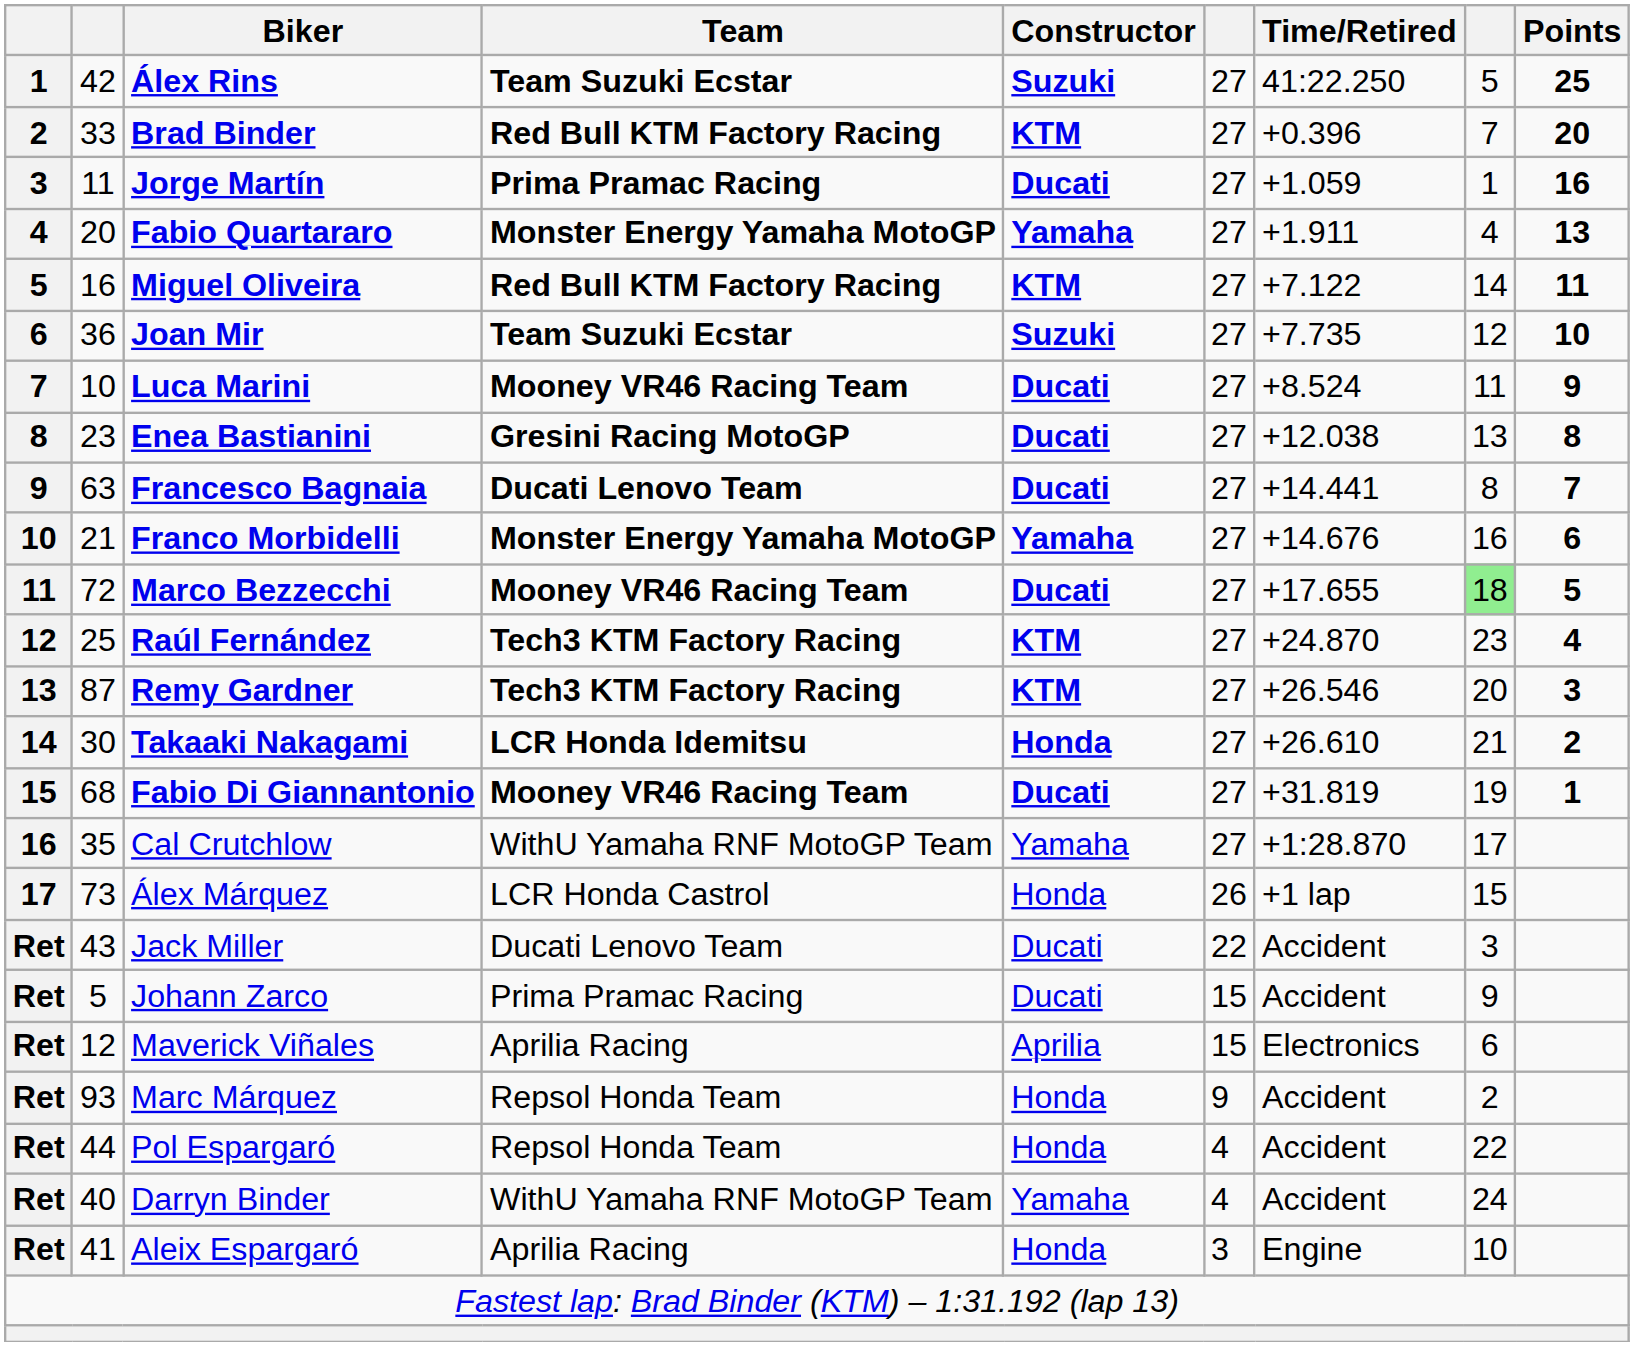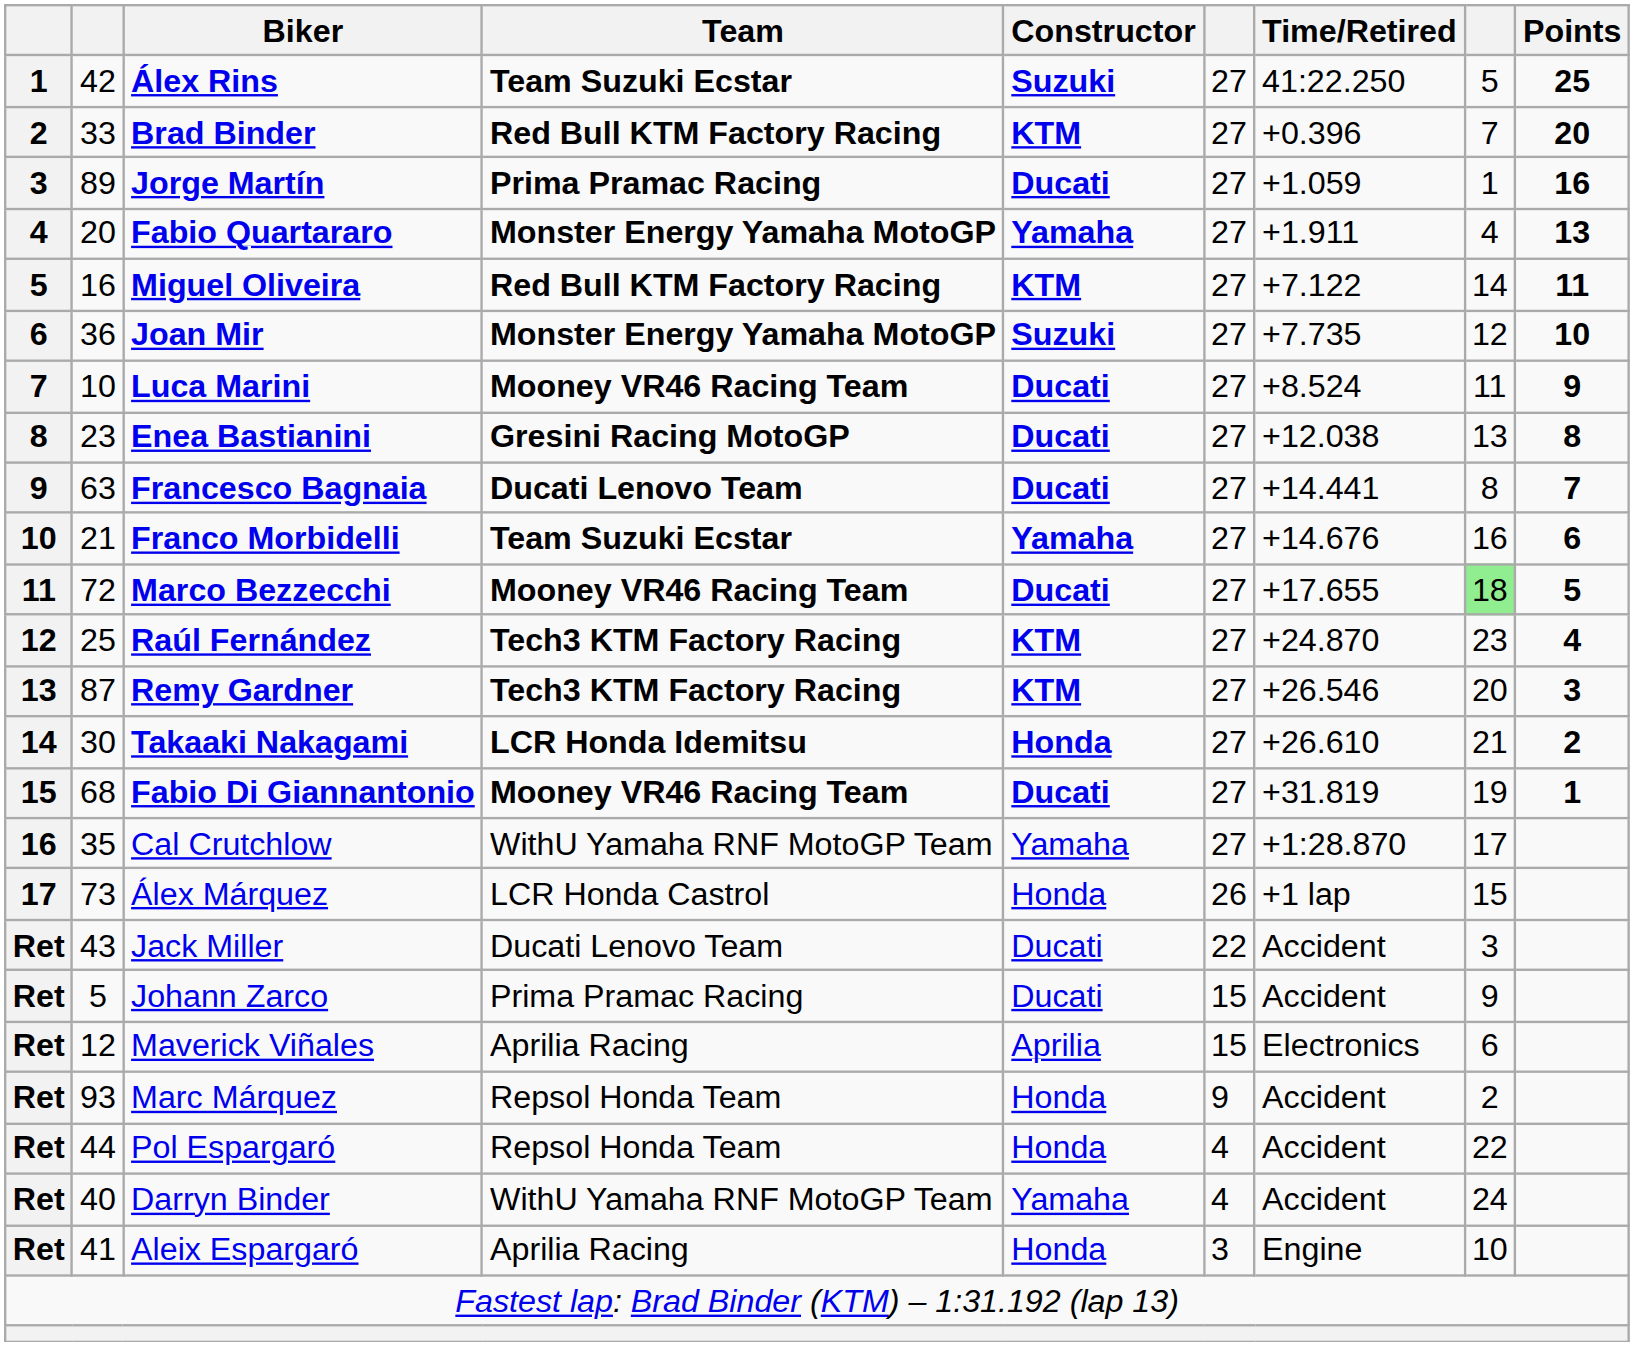(98, 183) 11 -> (98, 183) 89
(641, 335) Team Suzuki Ecstar -> (743, 335) Monster Energy Yamaha MotoGP
(743, 538) Monster Energy Yamaha MotoGP -> (641, 538) Team Suzuki Ecstar
